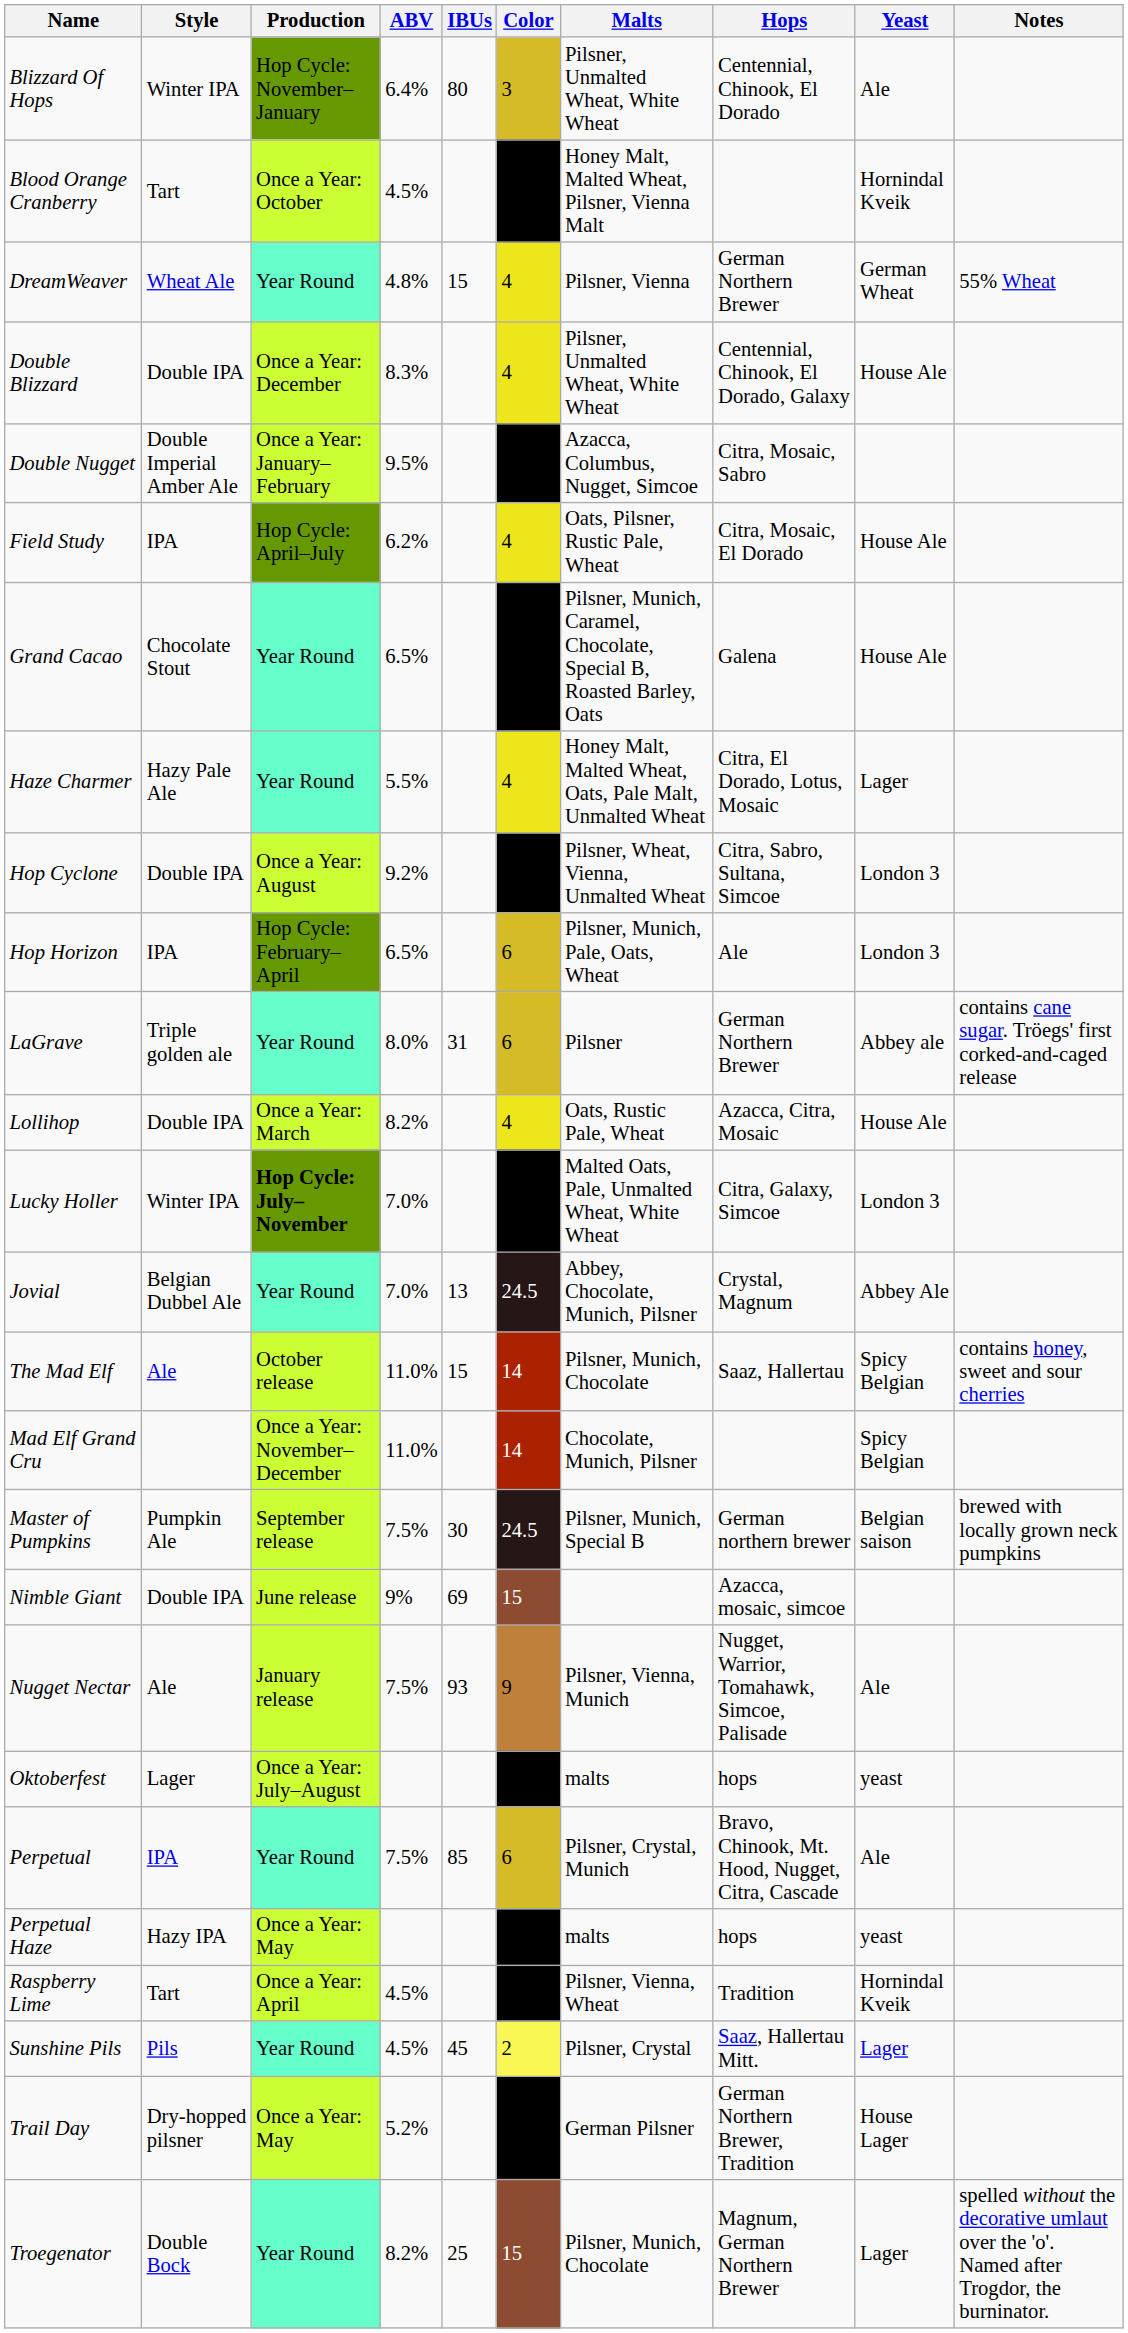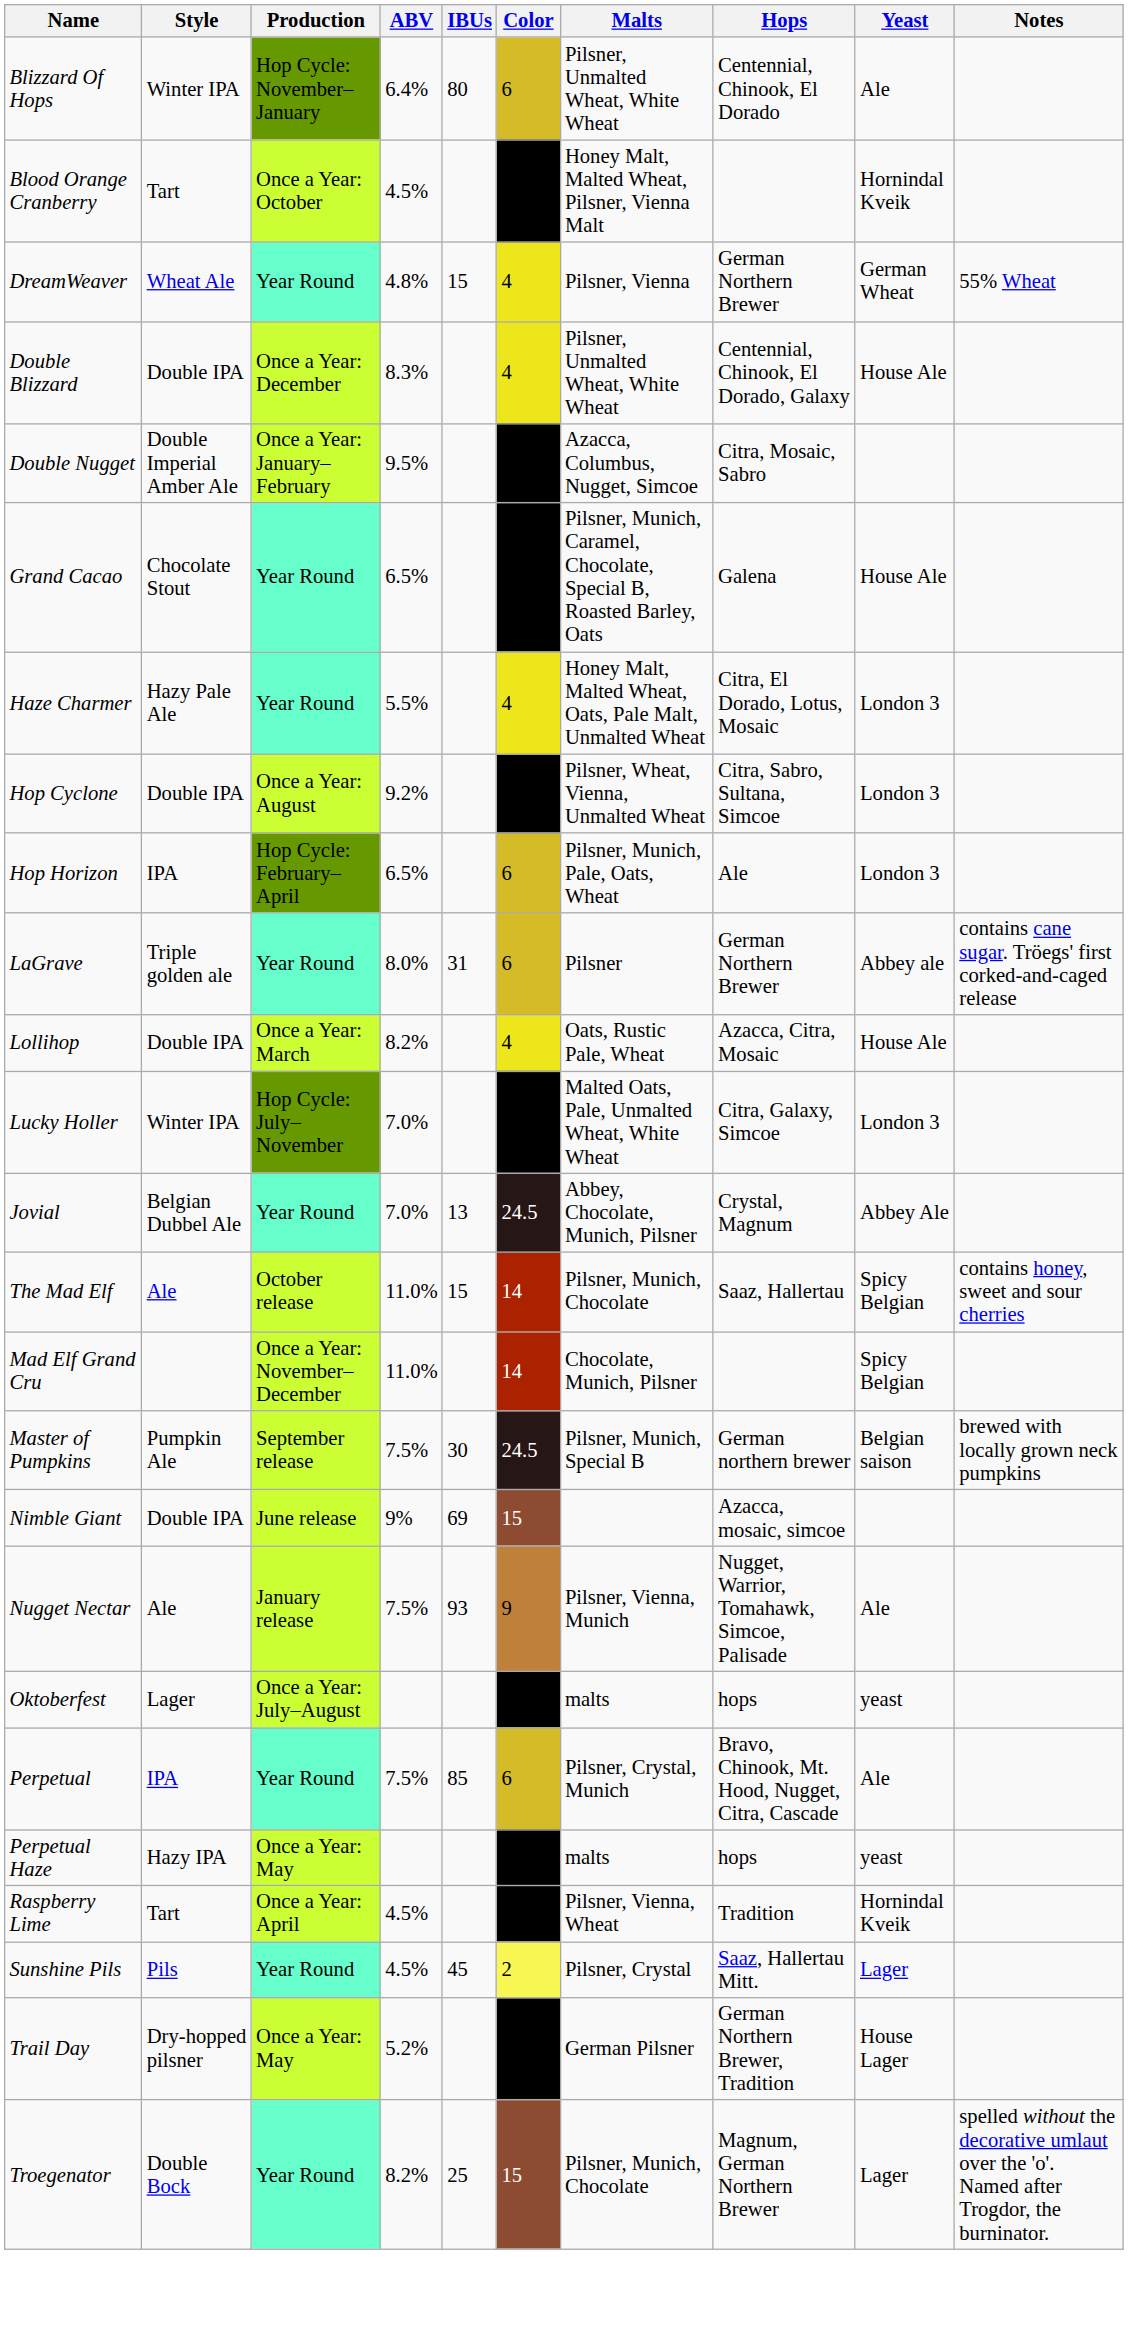(507, 88) 3 -> (507, 88) 6
- row: (57, 542)
(884, 781) Lager -> (900, 702) London 3
(507, 872) 9 -> (507, 793) 4
(306, 1201) bold -> (303, 1121) normal
